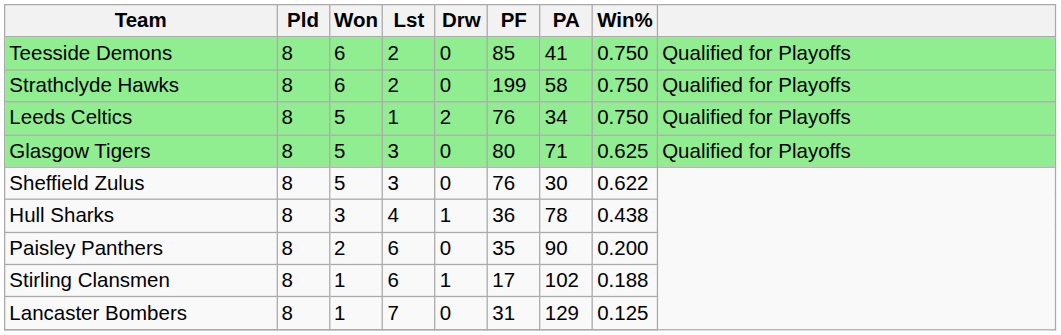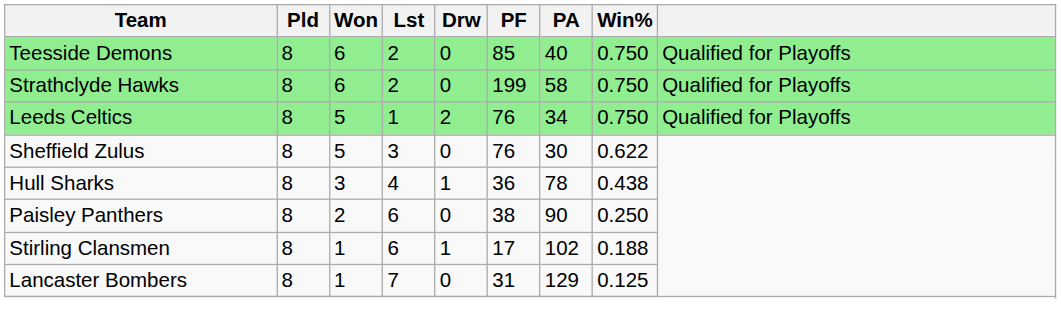(556, 53) 41 -> (556, 53) 40
- row: (80, 150)
(504, 248) 35 -> (504, 215) 38
(623, 248) 0.200 -> (623, 215) 0.250
